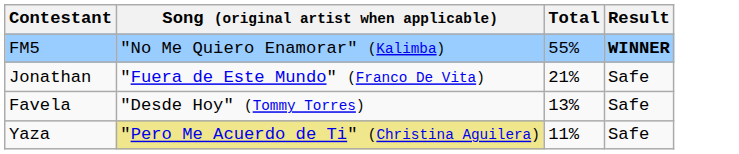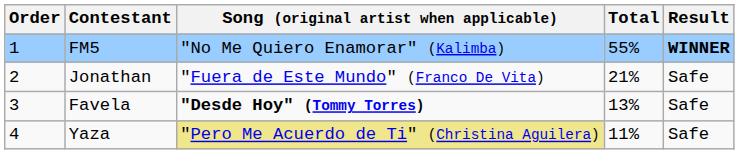+ column: (35, 19)
(242, 106) normal -> (302, 106) bold
